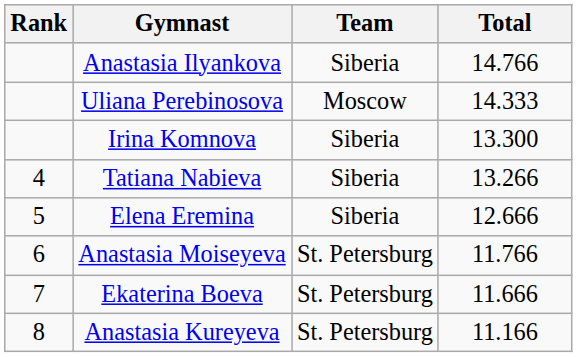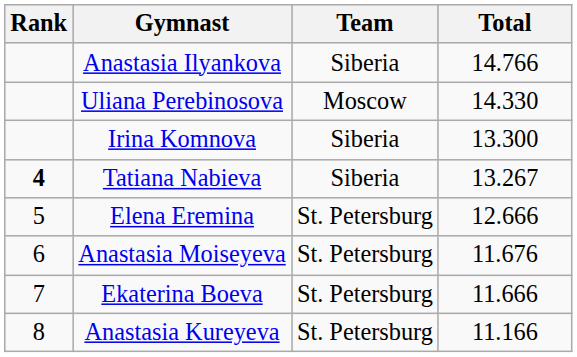(505, 100) 14.333 -> (505, 100) 14.330
(39, 178) normal -> (39, 178) bold
(505, 178) 13.266 -> (505, 178) 13.267
(365, 216) Siberia -> (365, 216) St. Petersburg
(505, 255) 11.766 -> (505, 255) 11.676
